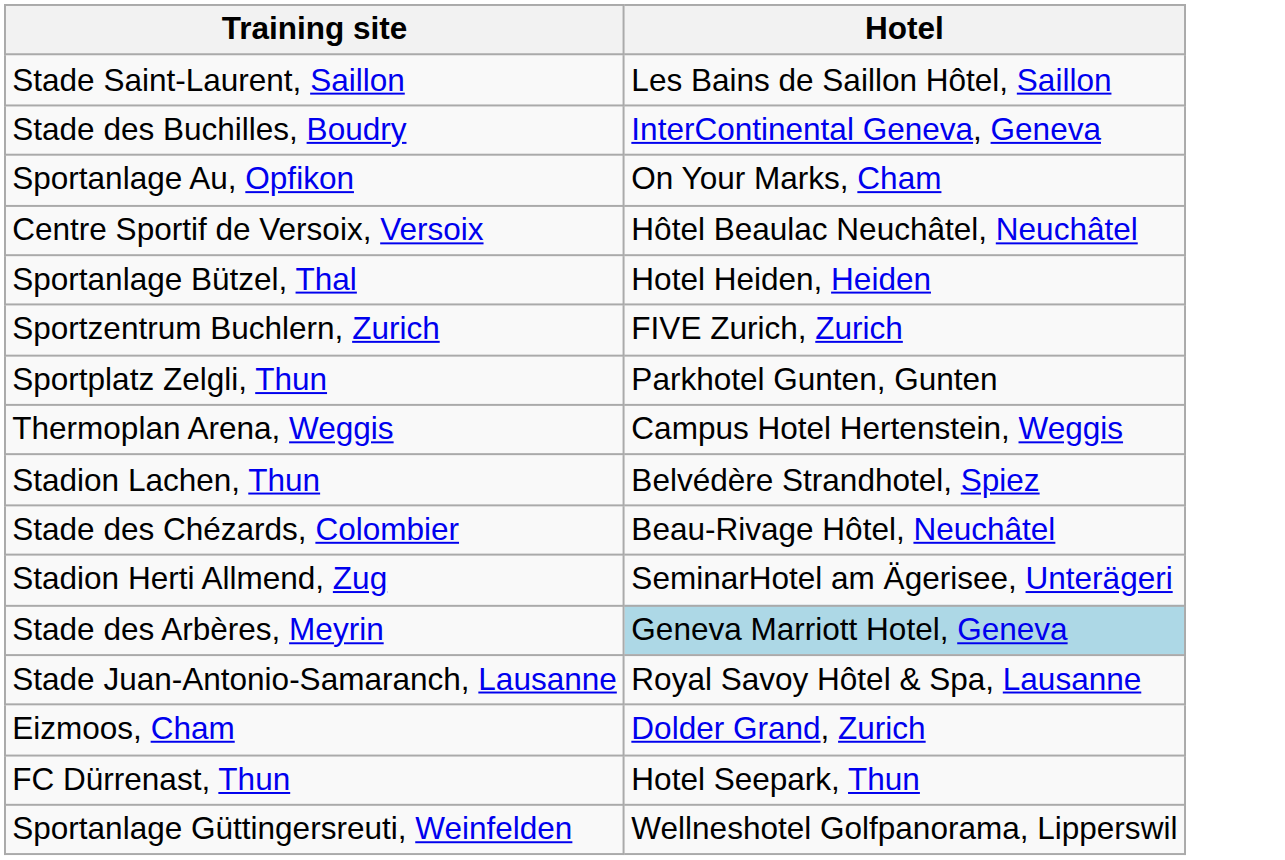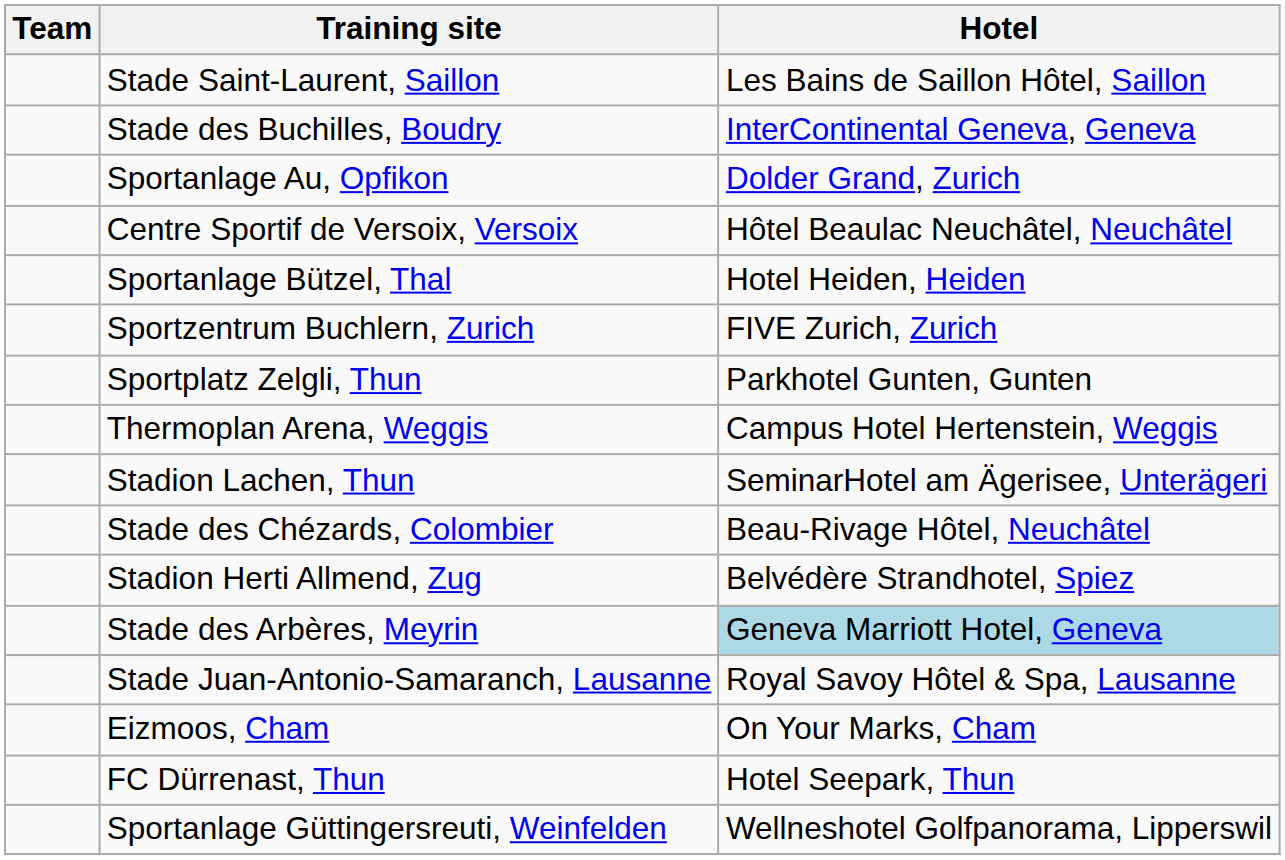+ column: (52, 29)
(786, 179) On Your Marks, Cham -> (873, 179) Dolder Grand, Zurich
(835, 479) Belvédère Strandhotel, Spiez -> (997, 479) SeminarHotel am Ägerisee, Unterägeri
(902, 579) SeminarHotel am Ägerisee, Unterägeri -> (930, 579) Belvédère Strandhotel, Spiez
(779, 729) Dolder Grand, Zurich -> (881, 729) On Your Marks, Cham
